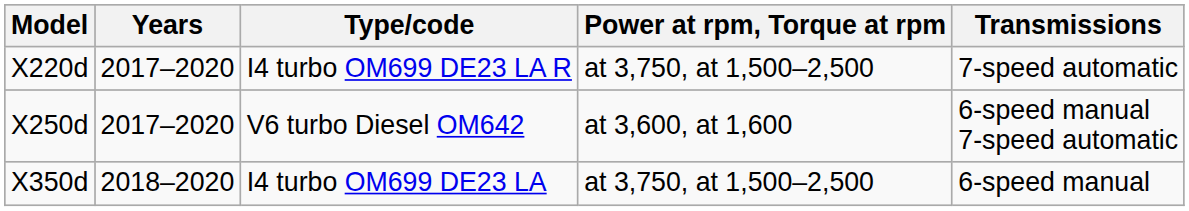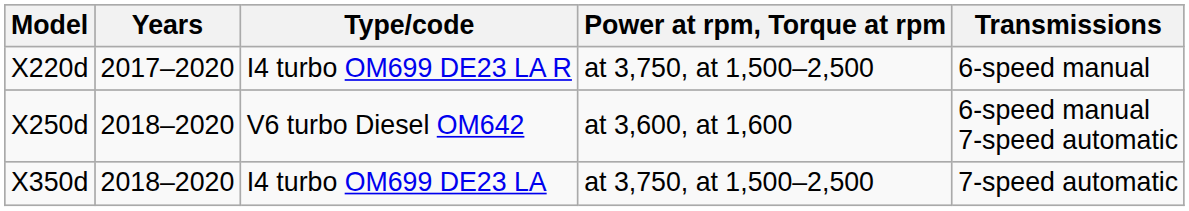(1068, 68) 7-speed automatic -> (1054, 68) 6-speed manual
(167, 125) 2017–2020 -> (167, 125) 2018–2020
(1054, 182) 6-speed manual -> (1068, 182) 7-speed automatic
